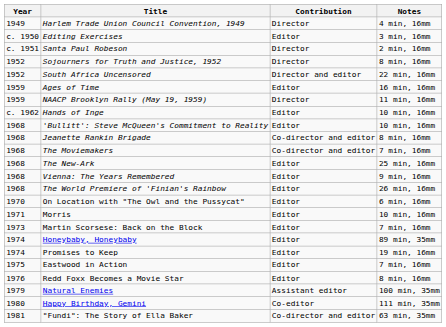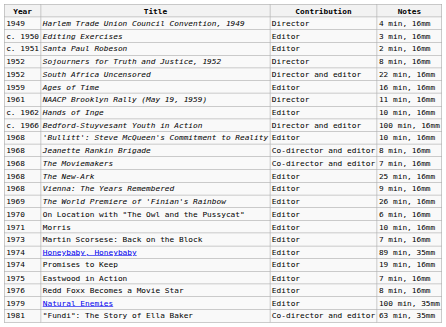(291, 49) Director -> (286, 49) Editor
(16, 100) 1959 -> (16, 100) 1961
+ row: (123, 125)
(16, 189) 1968 -> (16, 201) 1969
(309, 290) Assistant editor -> (286, 303) Editor
- row: (94, 303)
